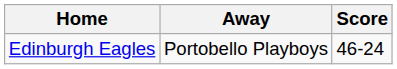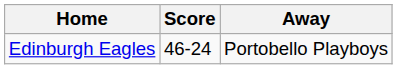columns swapped: (362, 19) <-> (246, 19)
